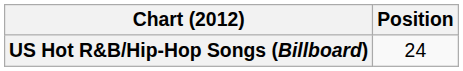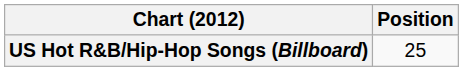(415, 50) 24 -> (415, 50) 25
